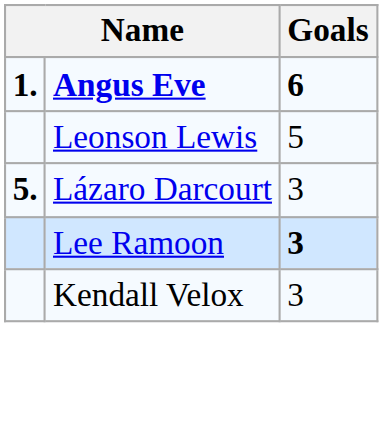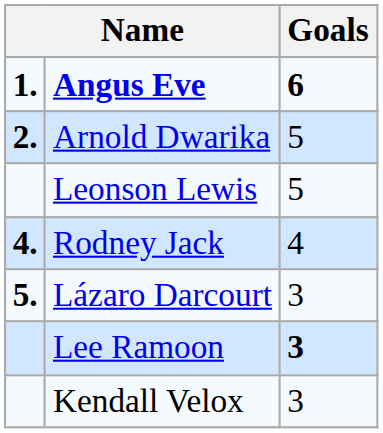+ row: (162, 136)
+ row: (139, 242)
